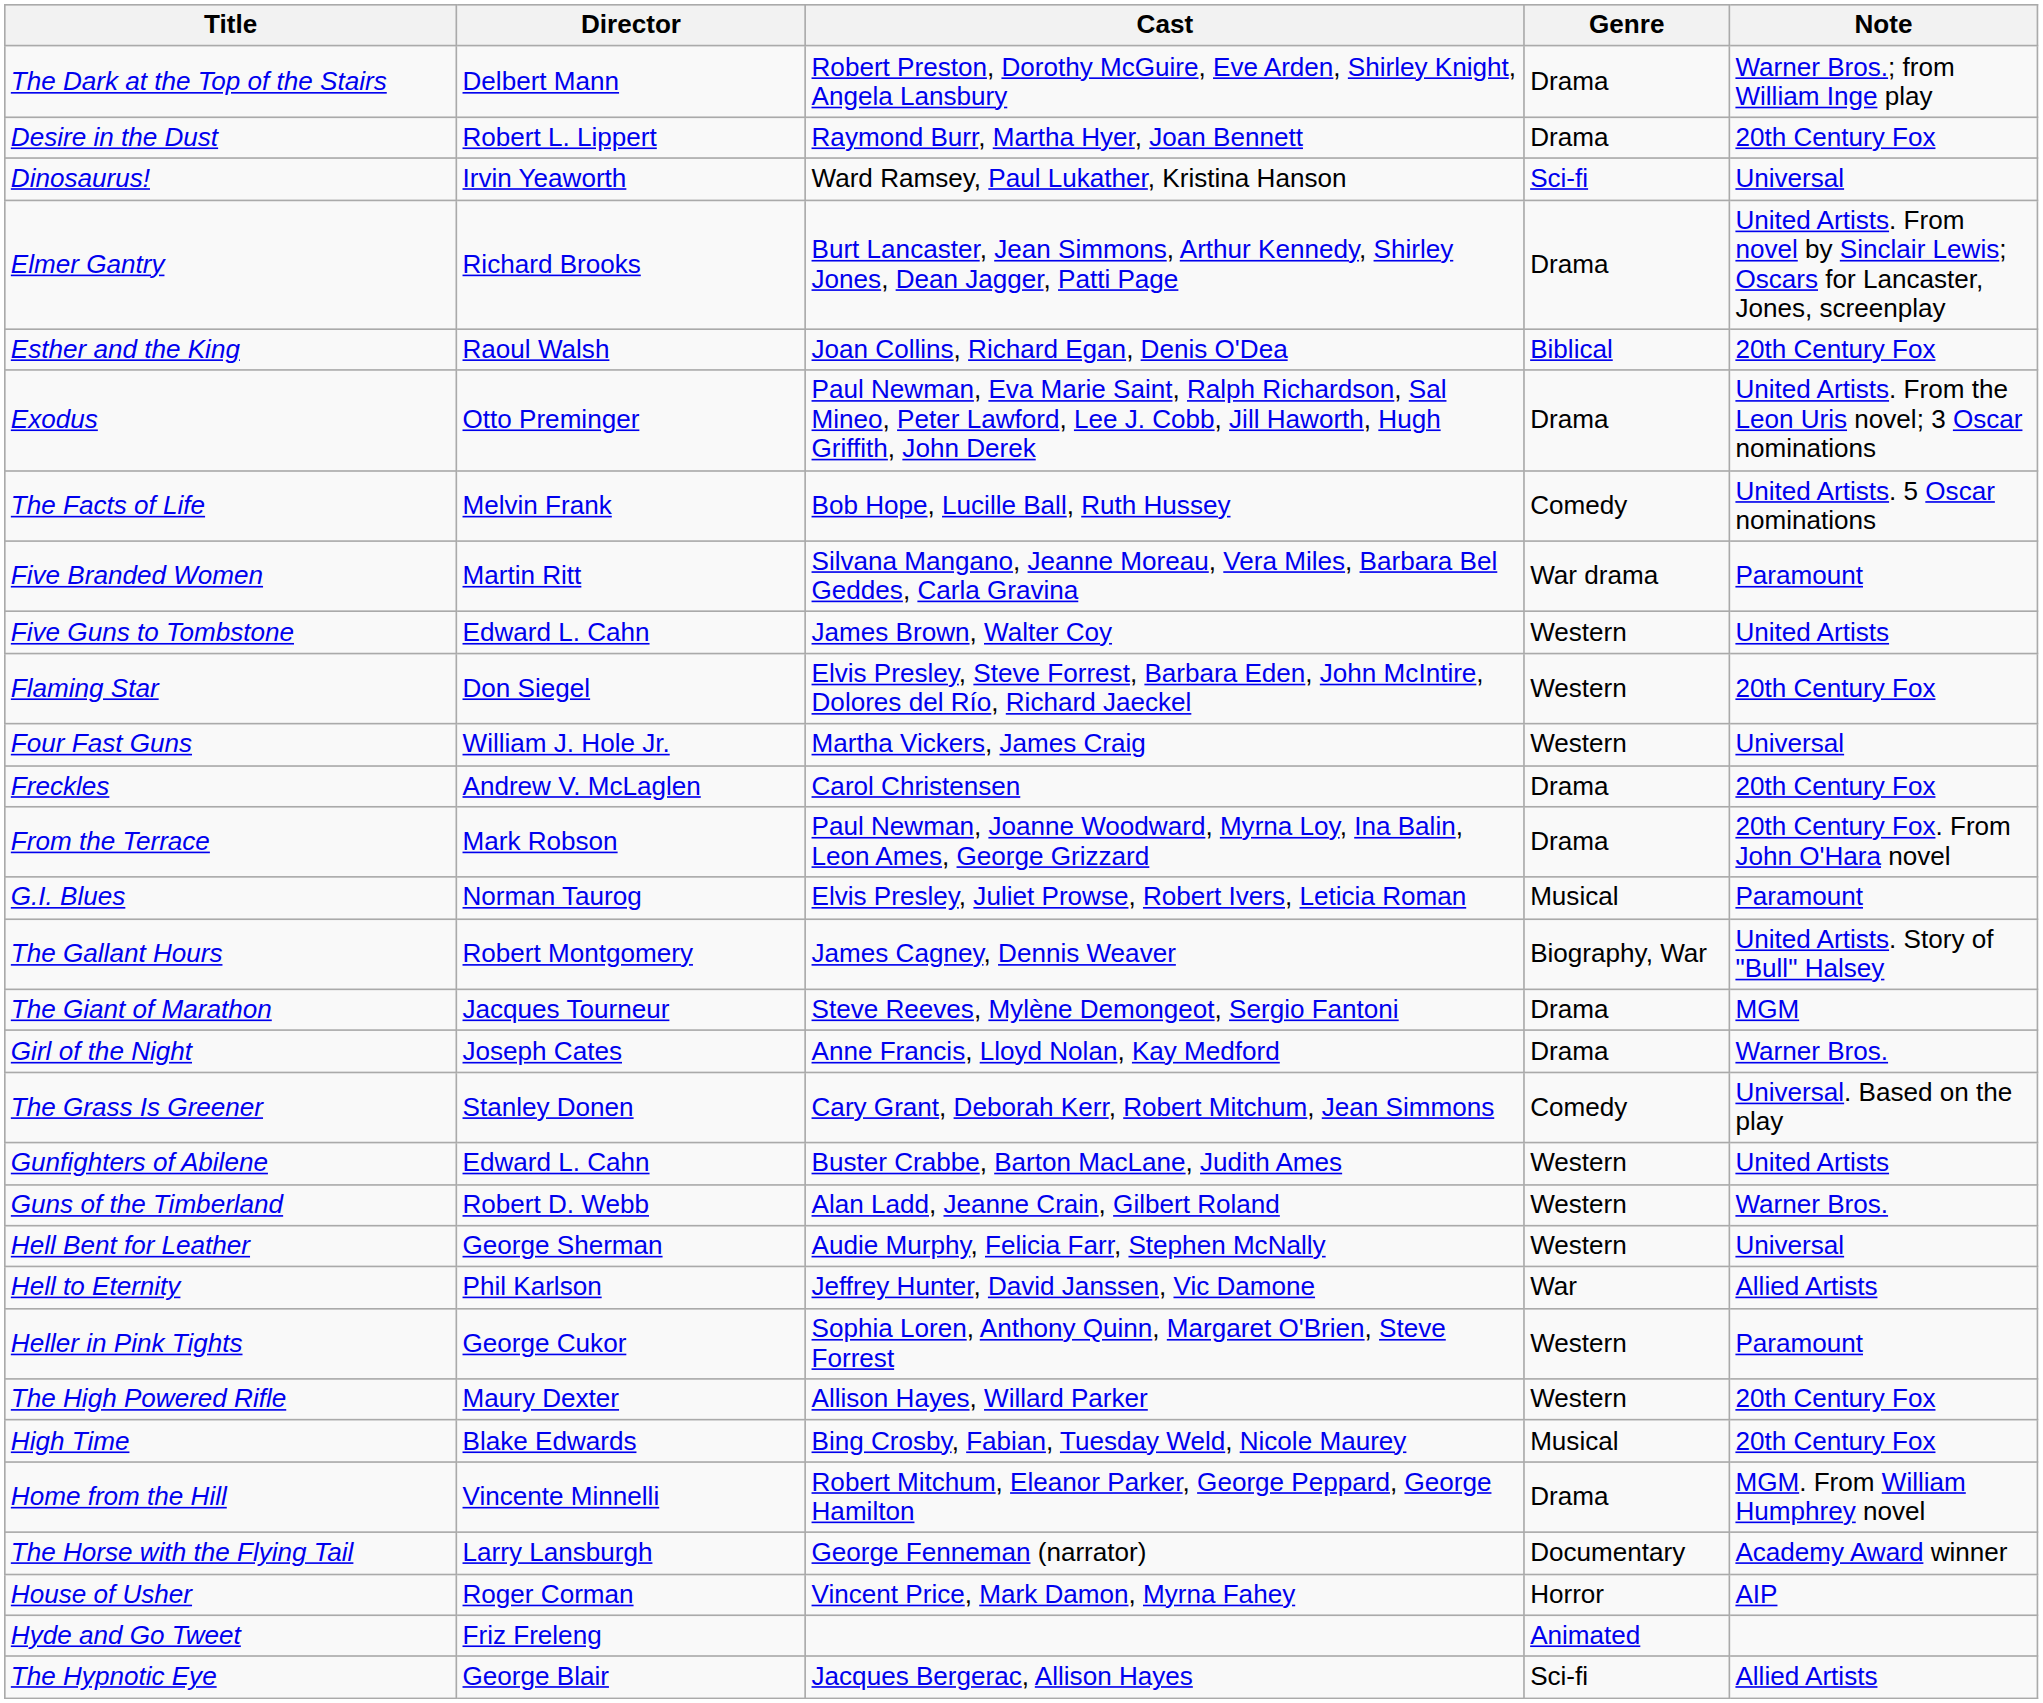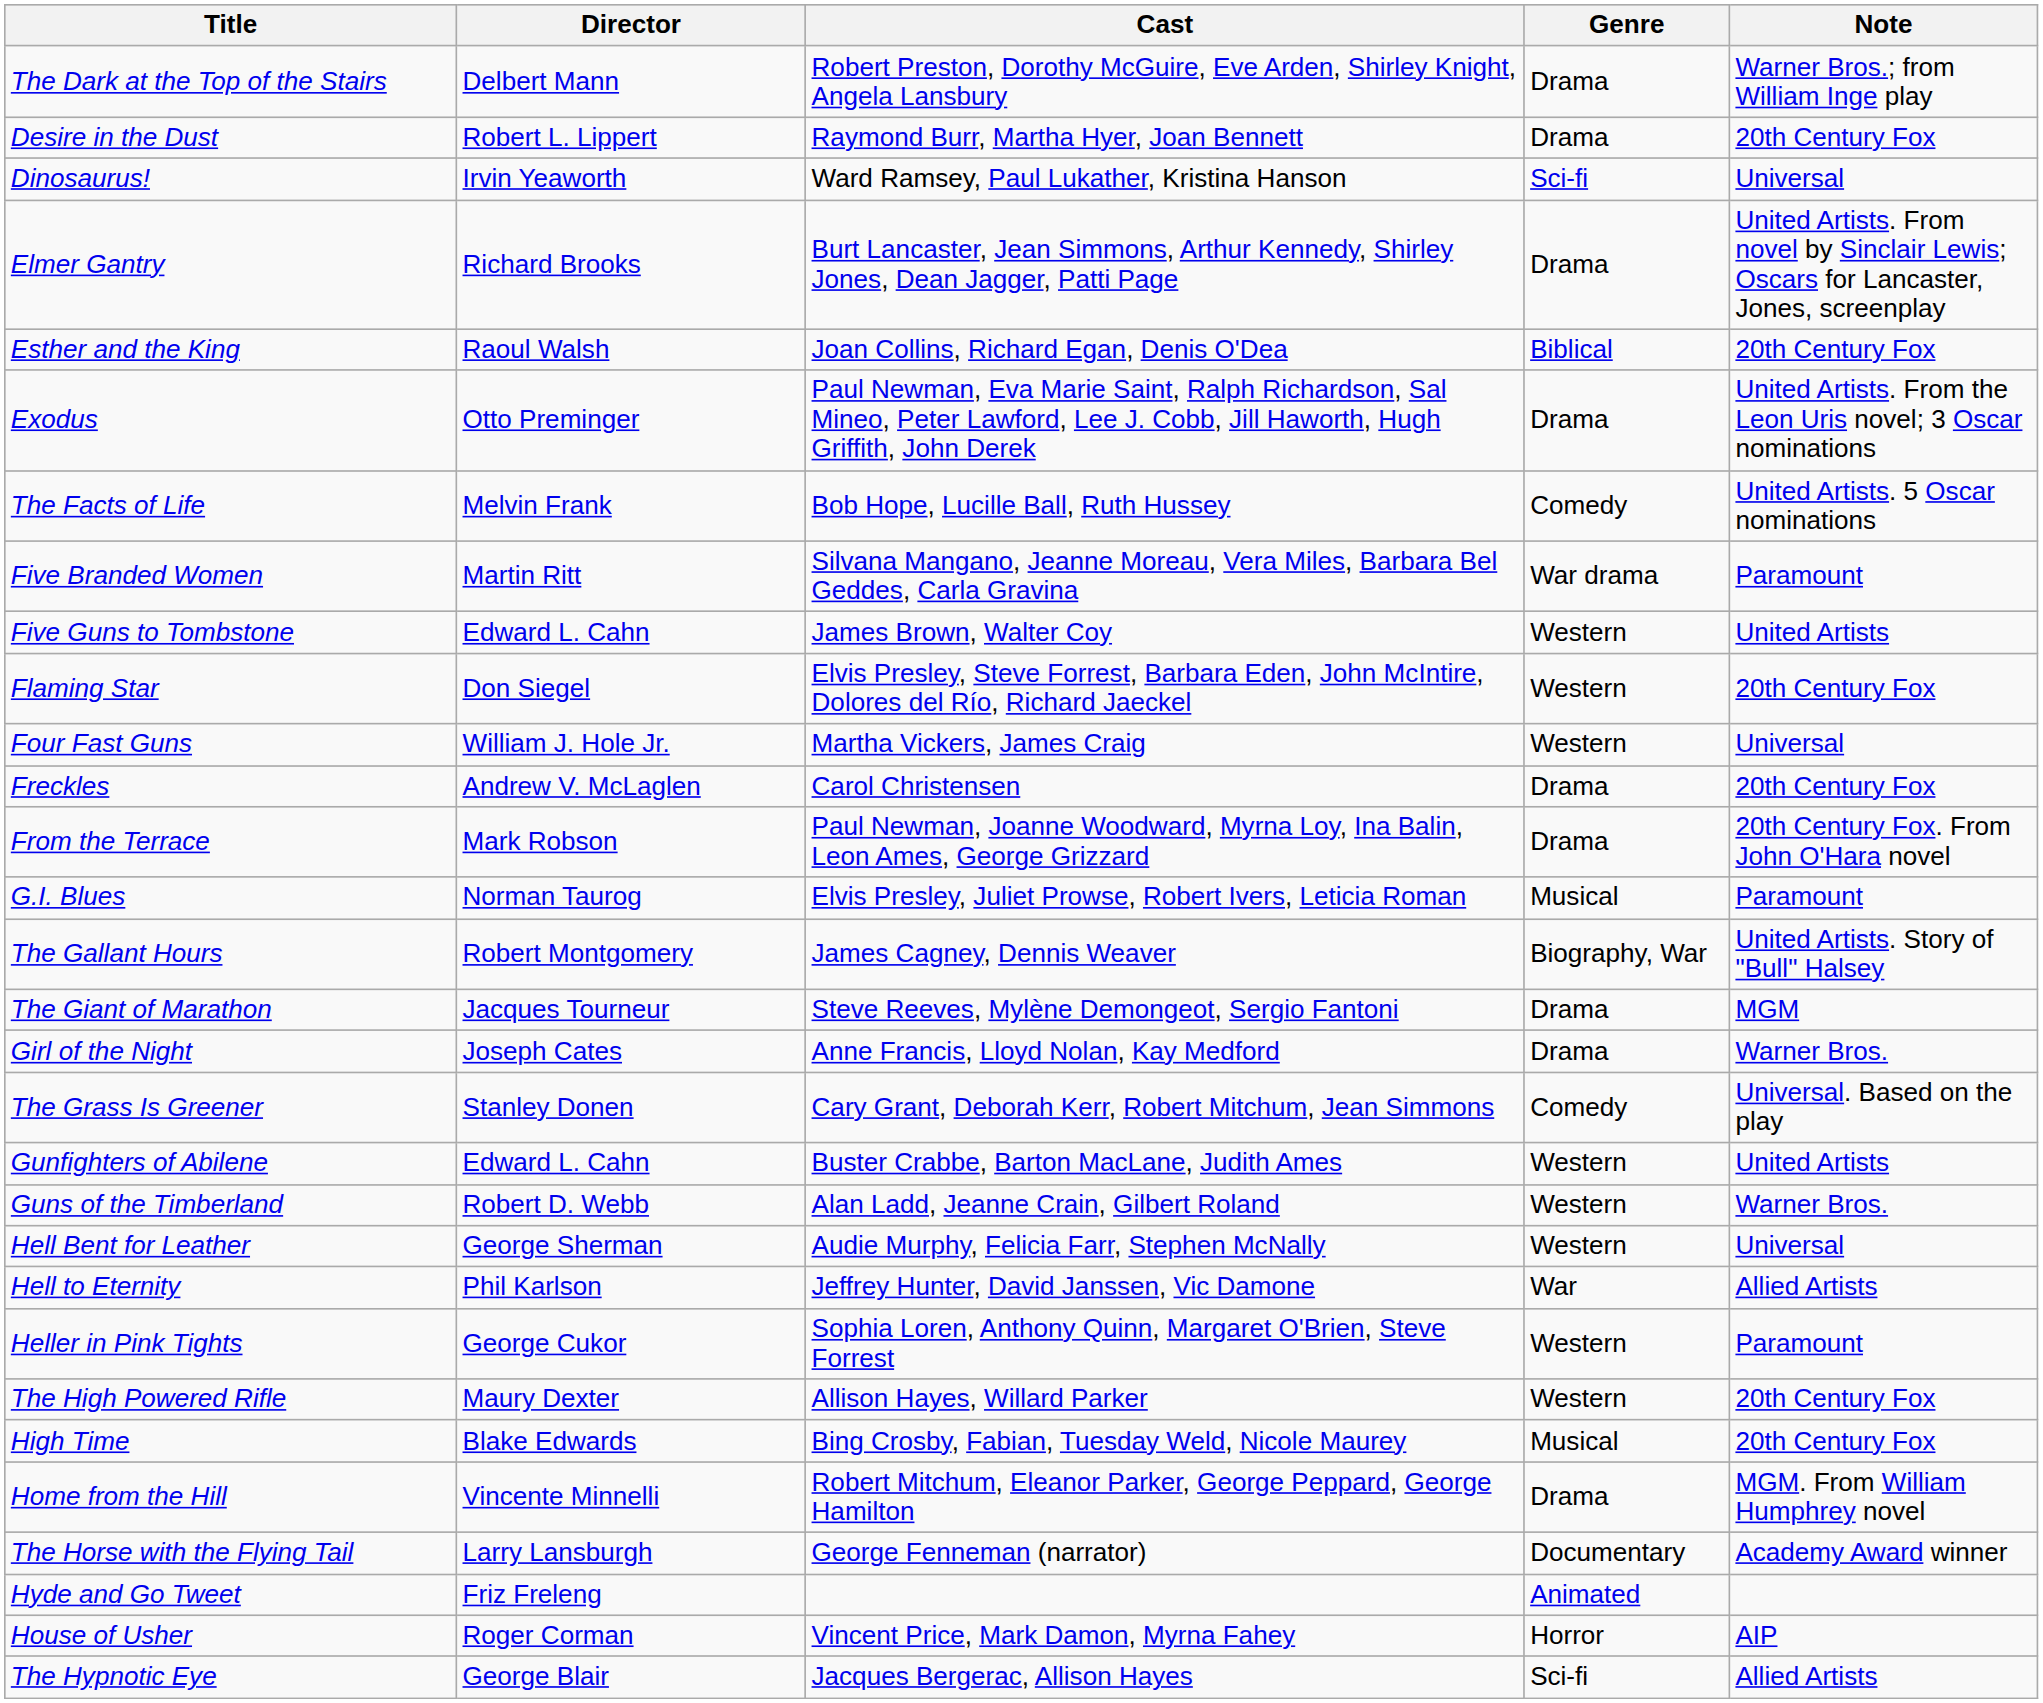rows swapped: (101, 1594) <-> (126, 1635)
